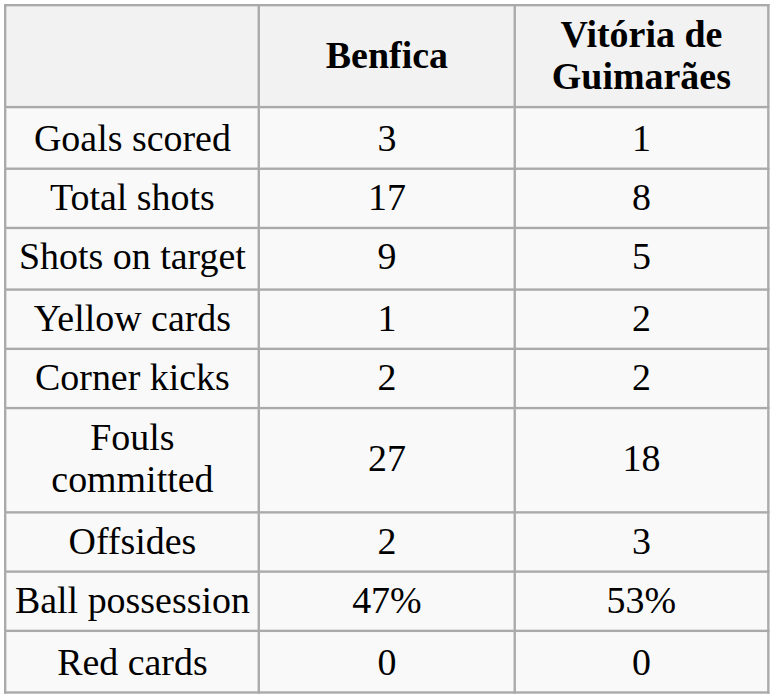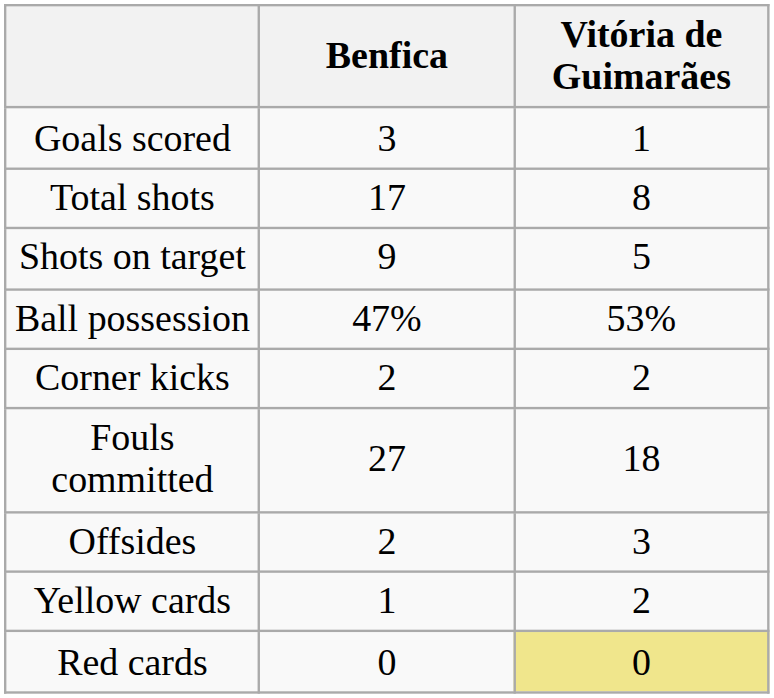rows swapped: (132, 600) <-> (132, 317)
(641, 661) no background -> (641, 661) khaki background
